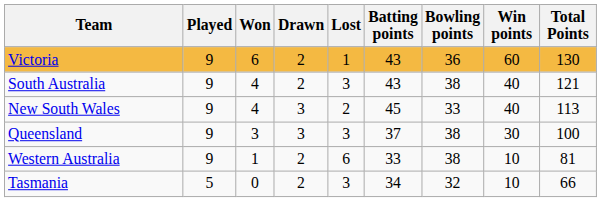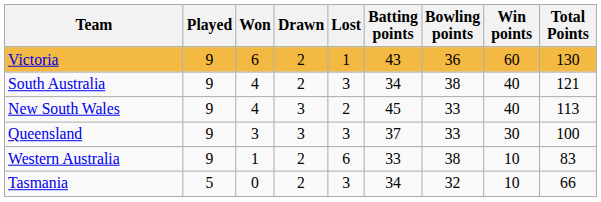(393, 84) 43 -> (393, 84) 34
(453, 134) 38 -> (453, 134) 33
(568, 158) 81 -> (568, 158) 83
